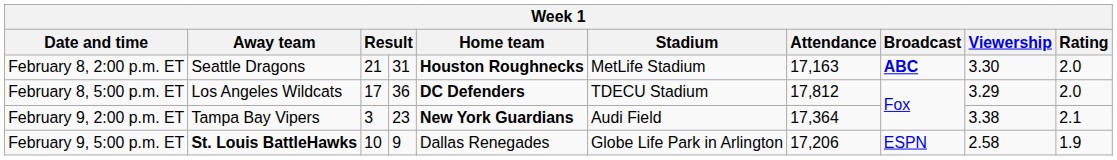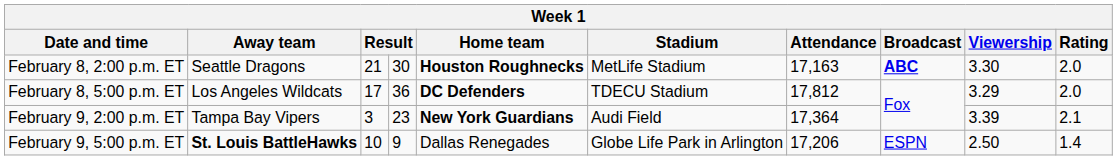(401, 67) 31 -> (401, 67) 30
(984, 117) 3.38 -> (984, 117) 3.39
(984, 142) 2.58 -> (984, 142) 2.50
(1070, 142) 1.9 -> (1070, 142) 1.4
